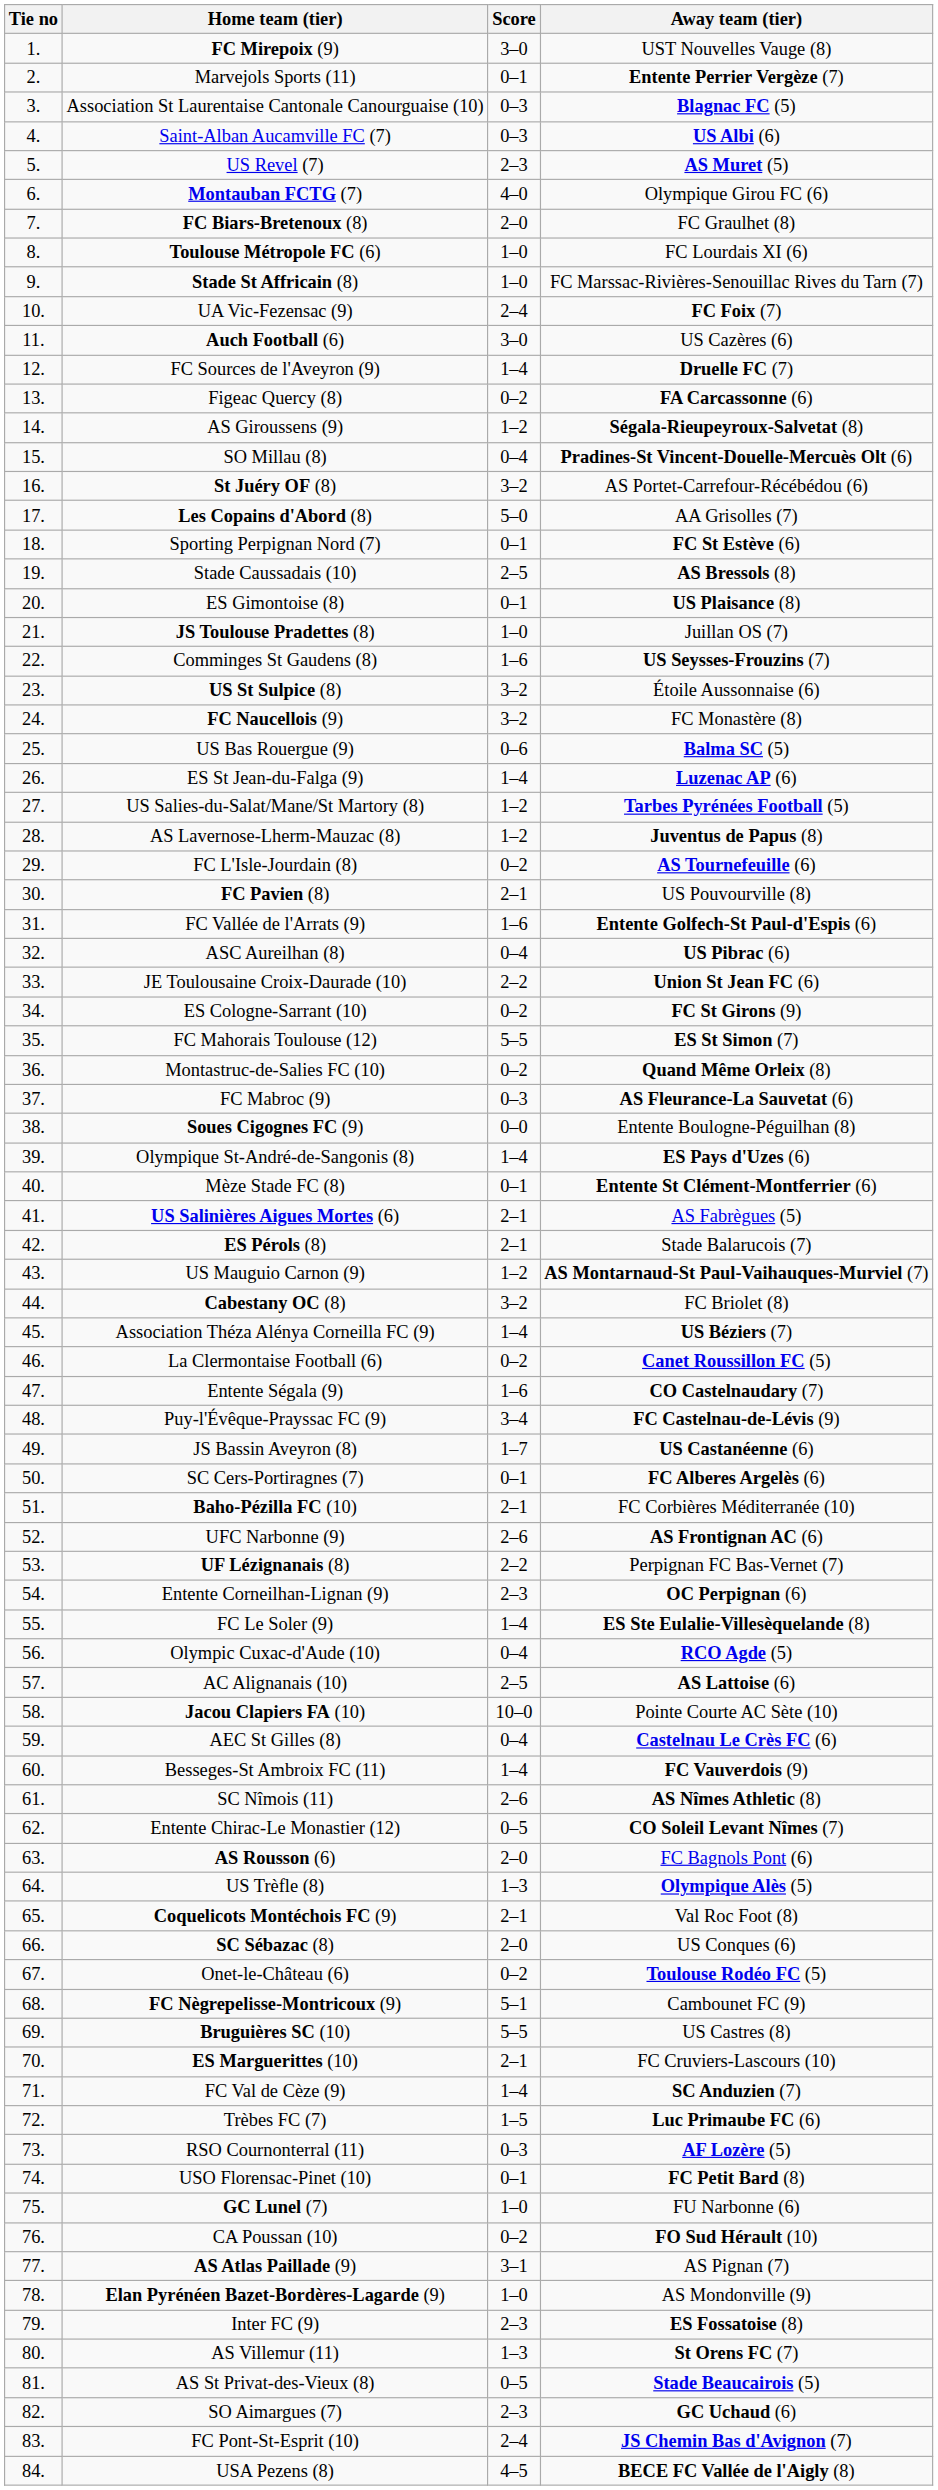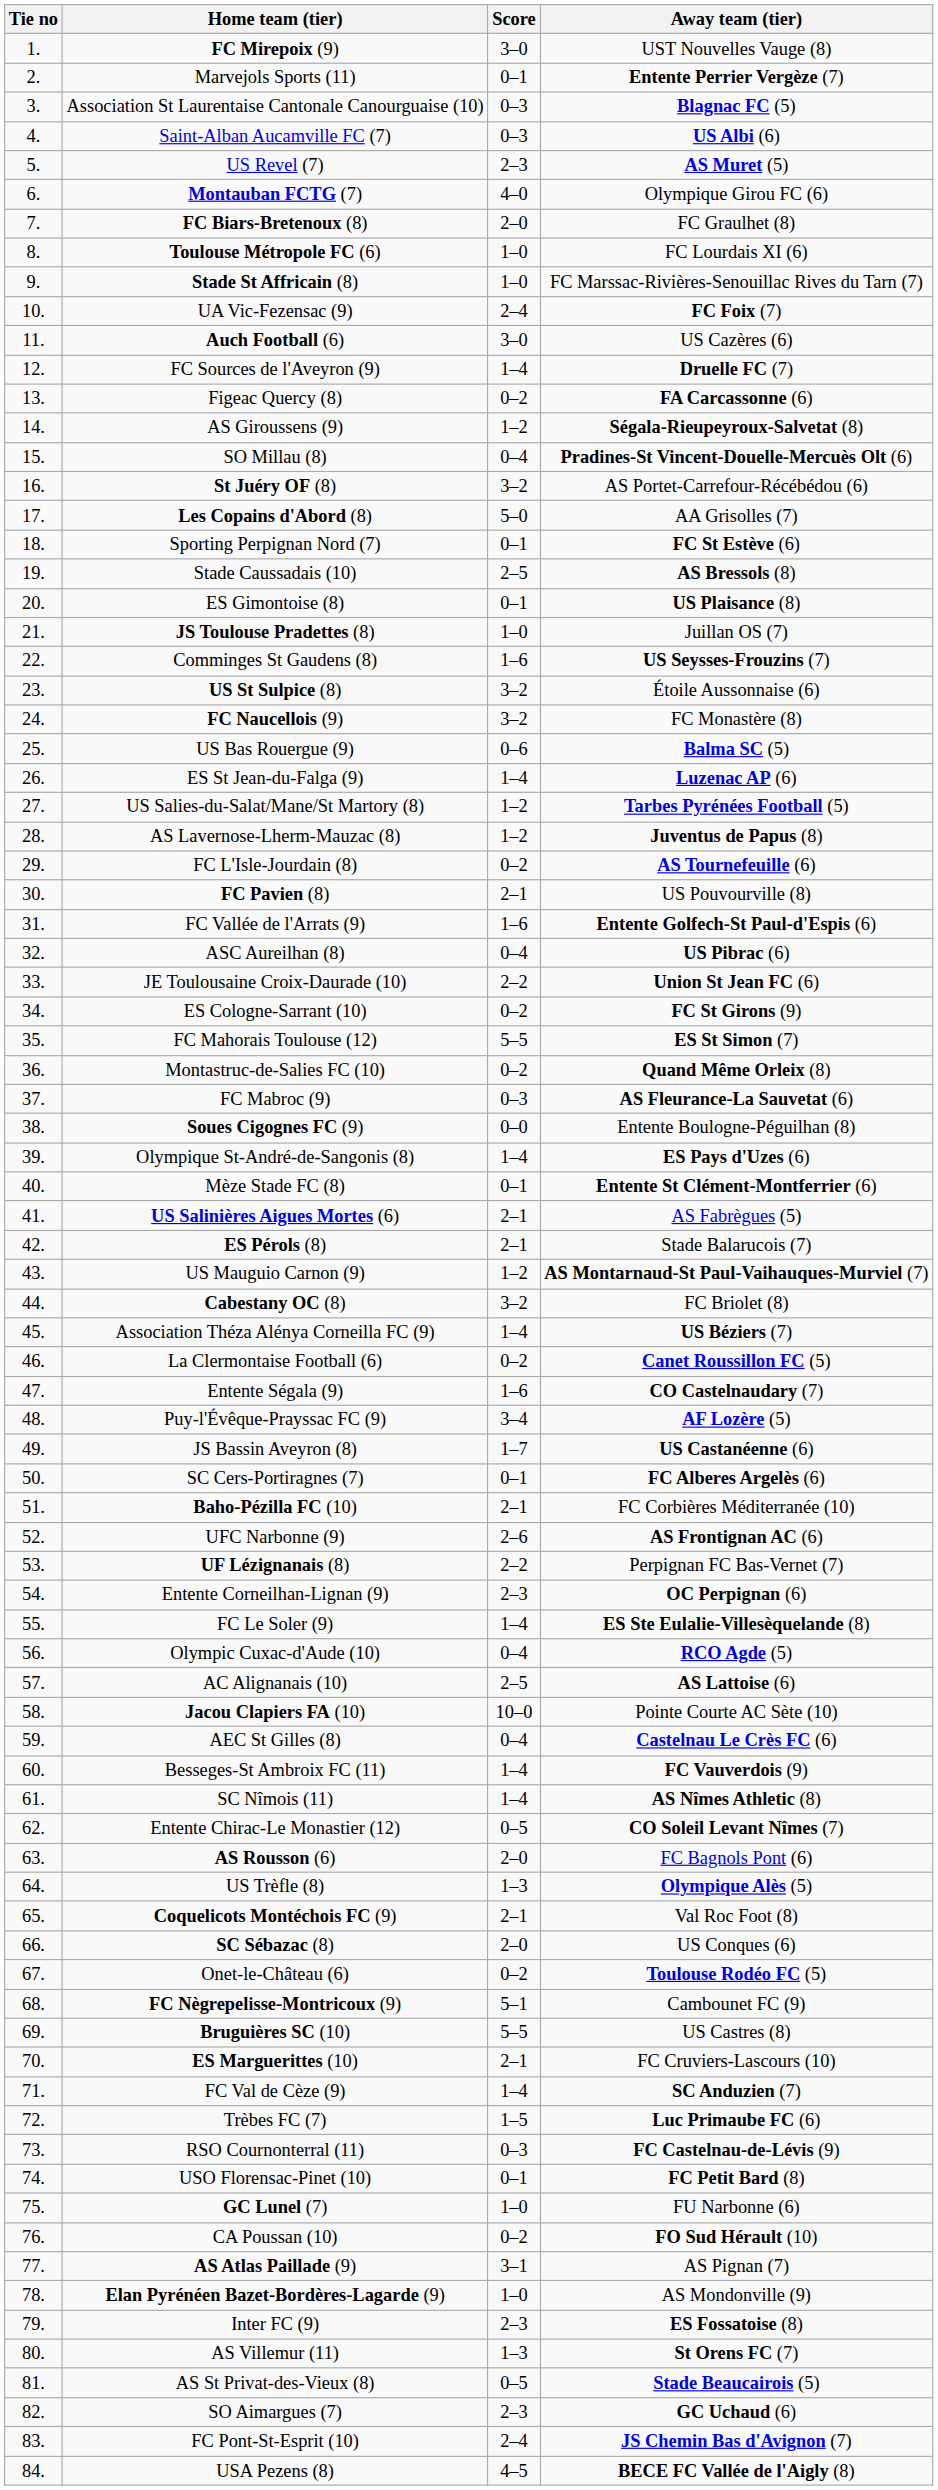(736, 1419) FC Castelnau-de-Lévis (9) -> (736, 1419) AF Lozère (5)
(514, 1799) 2–6 -> (514, 1799) 1–4
(736, 2149) AF Lozère (5) -> (736, 2149) FC Castelnau-de-Lévis (9)
